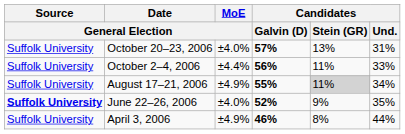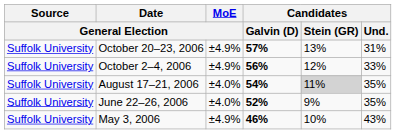(234, 48) ±4.0% -> (225, 48) ±4.9%
(234, 66) ±4.4% -> (225, 66) ±4.9%
(323, 66) 11% -> (315, 66) 12%
(234, 84) ±4.9% -> (225, 84) ±4.0%
(266, 84) 55% -> (257, 84) 54%
(384, 84) 34% -> (375, 84) 35%
(55, 102) bold -> (50, 102) normal
+ row: (129, 119)
- row: (139, 119)
